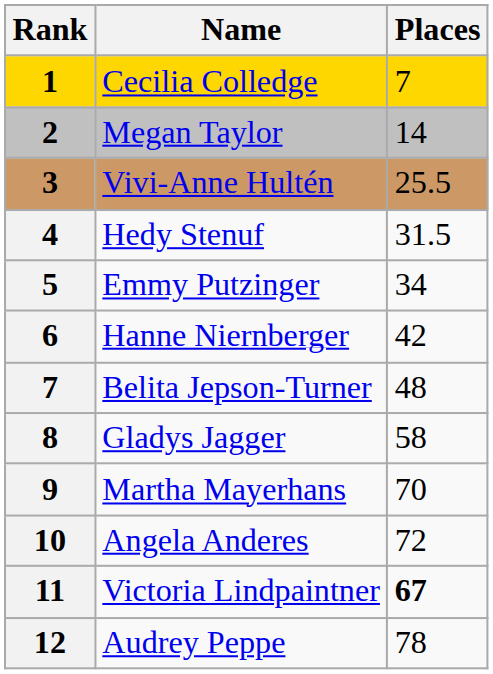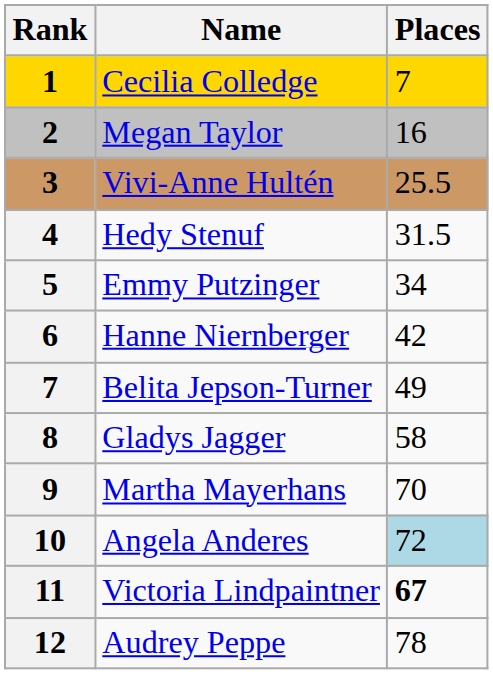(411, 132) 14 -> (411, 132) 16
(411, 387) 48 -> (411, 387) 49
(411, 540) no background -> (411, 540) lightblue background
